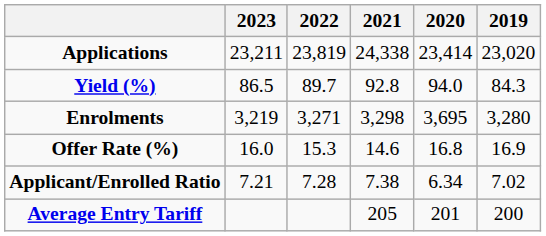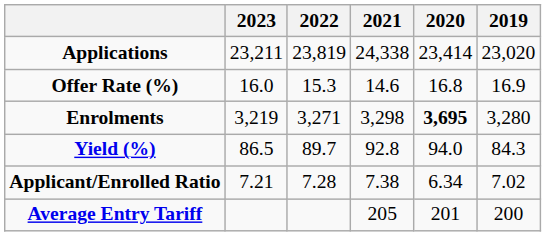rows swapped: (115, 149) <-> (115, 84)
(445, 117) normal -> (445, 117) bold
